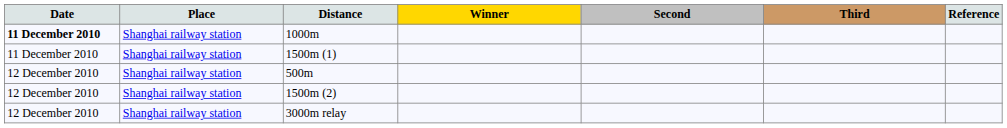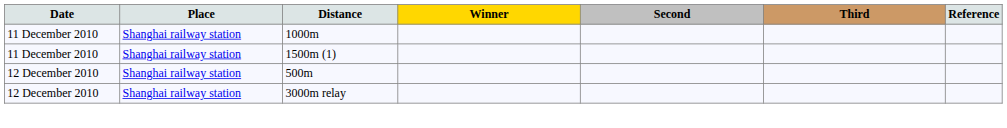(54, 34) bold -> (53, 34) normal
- row: (311, 93)
